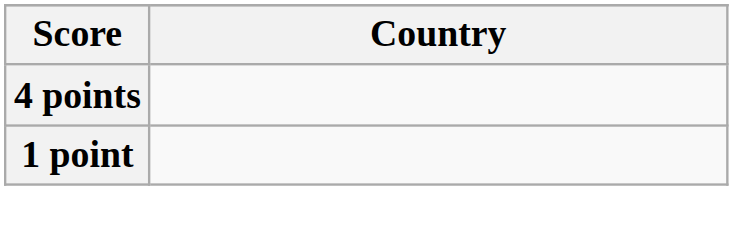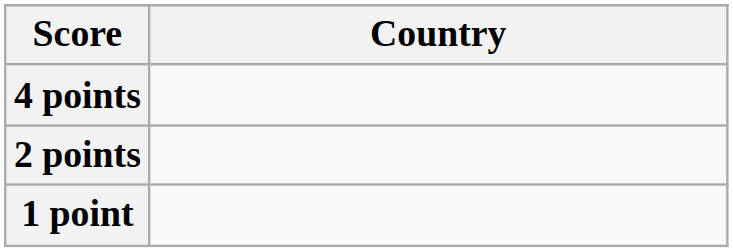+ row: (77, 154)
